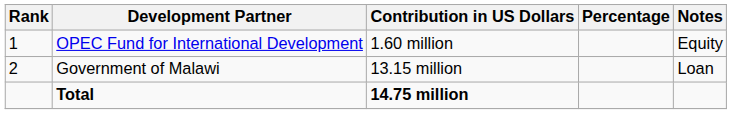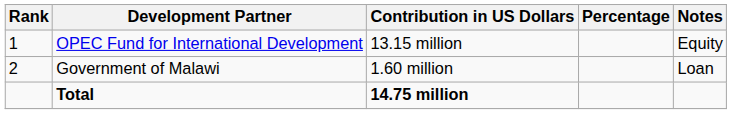(412, 43) 1.60 million -> (416, 43) 13.15 million
(416, 69) 13.15 million -> (412, 69) 1.60 million
